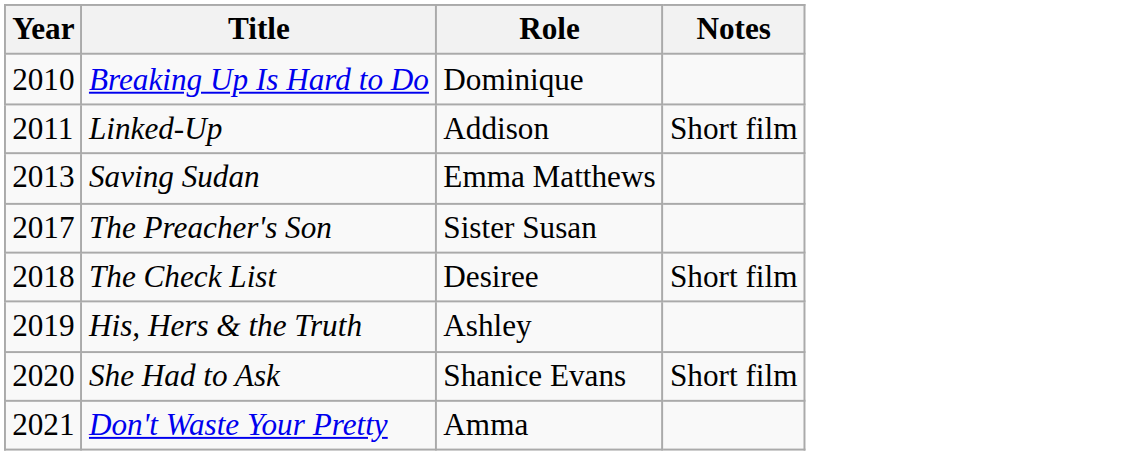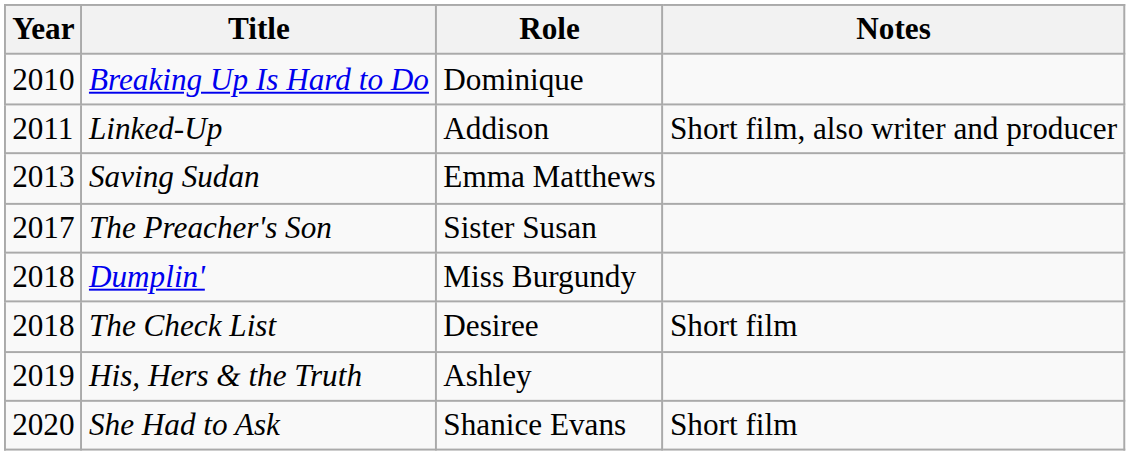(734, 128) Short film -> (894, 128) Short film, also writer and producer
+ row: (147, 276)
- row: (238, 425)
